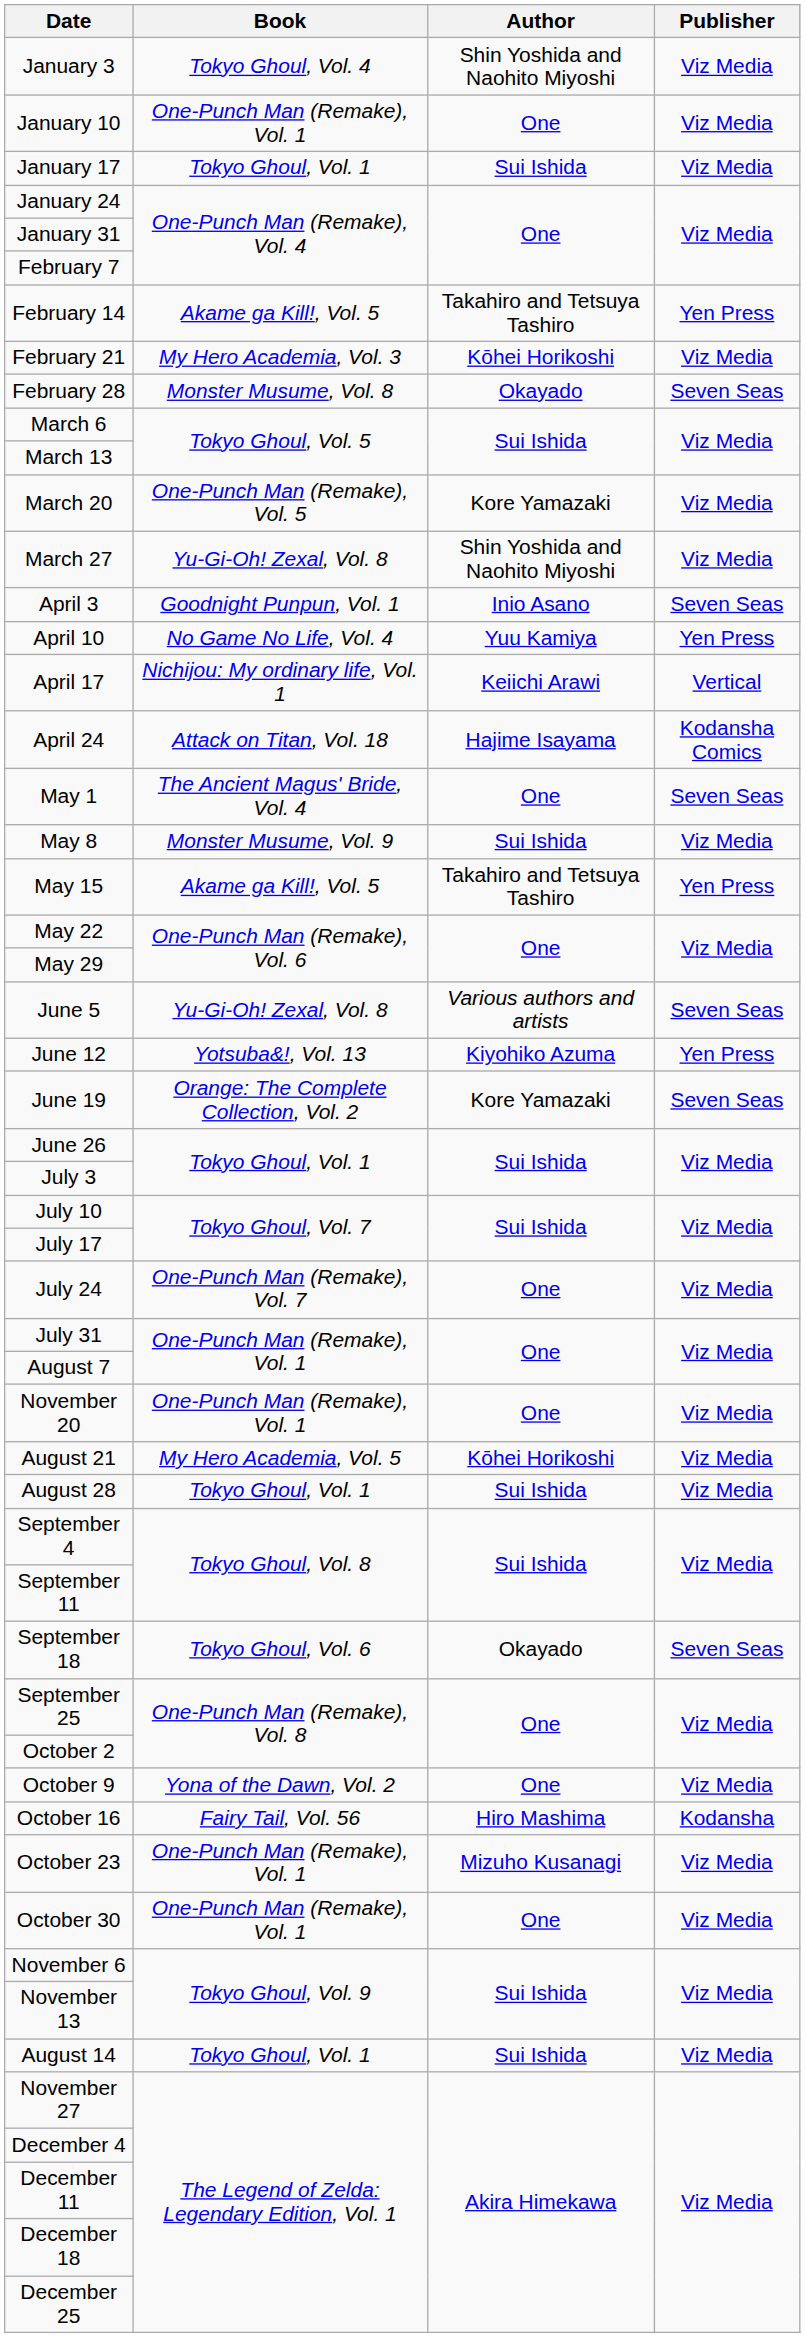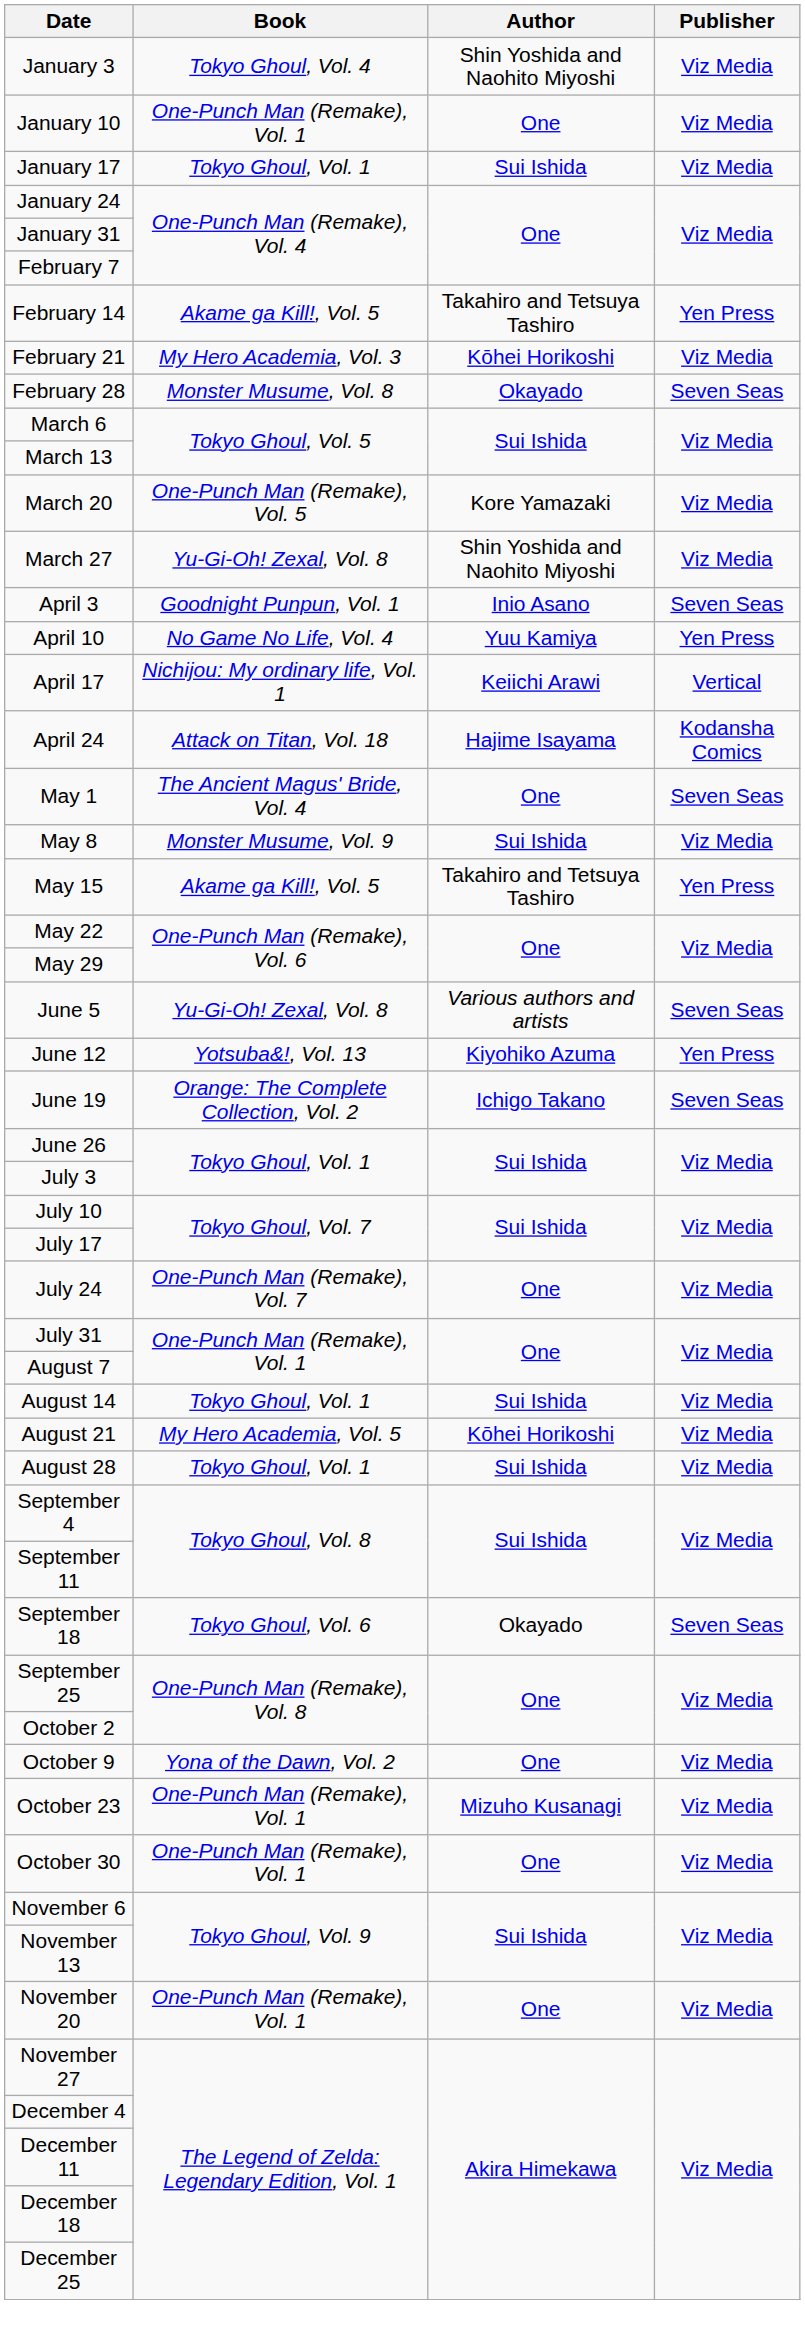(541, 1099) Kore Yamazaki -> (541, 1099) Ichigo Takano
rows swapped: (69, 2055) <-> (69, 1412)
- row: (69, 1818)
